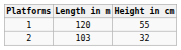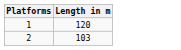- column: (144, 11)
